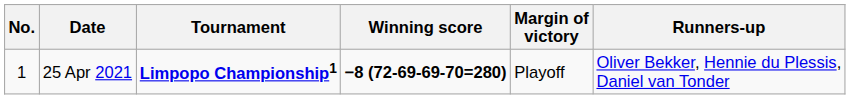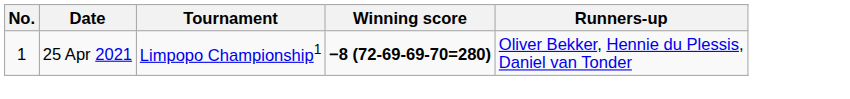- column: (552, 27)
(238, 72) bold -> (231, 53) normal
